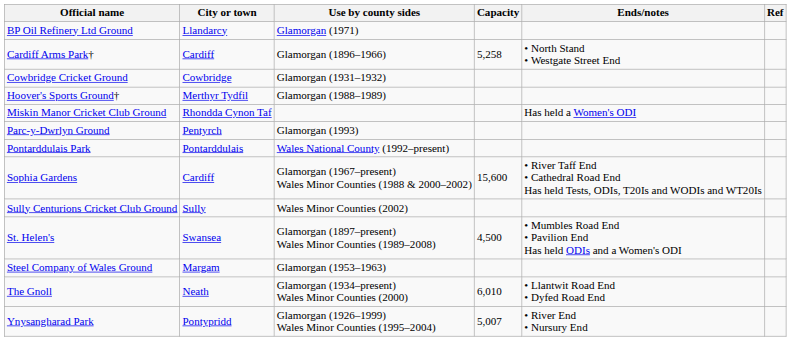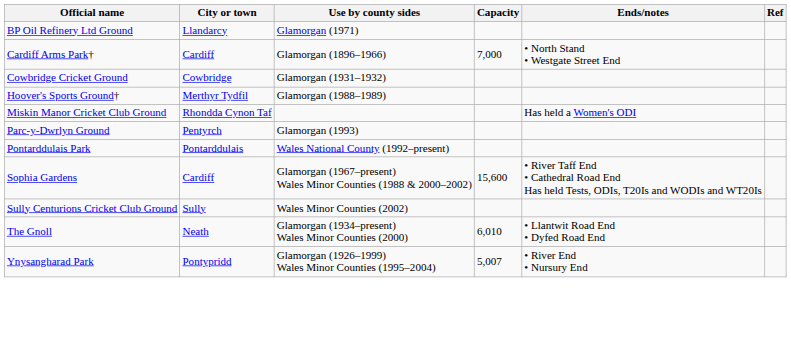(489, 54) 5,258 -> (489, 54) 7,000
- row: (31, 238)
- row: (80, 267)
